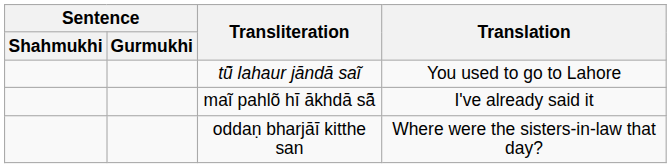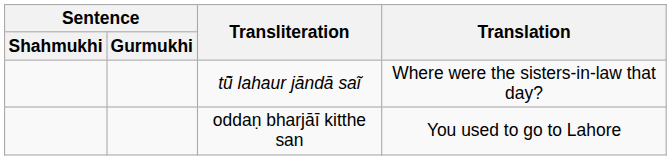(524, 73) You used to go to Lahore -> (524, 83) Where were the sisters-in-law that day?
- row: (289, 101)
(524, 138) Where were the sisters-in-law that day? -> (524, 130) You used to go to Lahore
